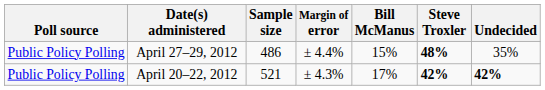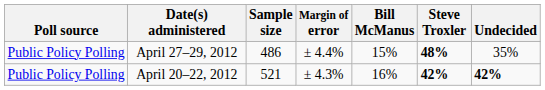(384, 74) 17% -> (384, 74) 16%
